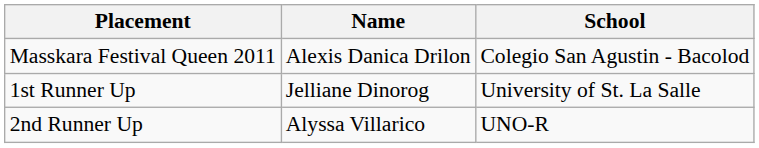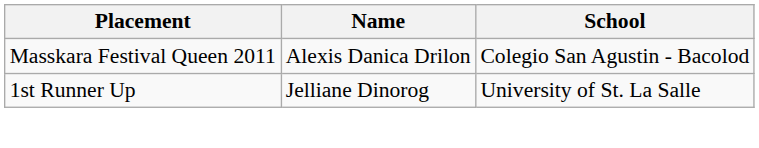- row: (76, 124)
